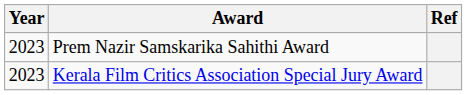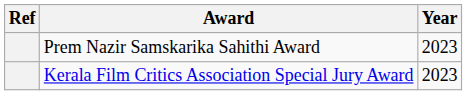columns swapped: (27, 18) <-> (444, 18)
